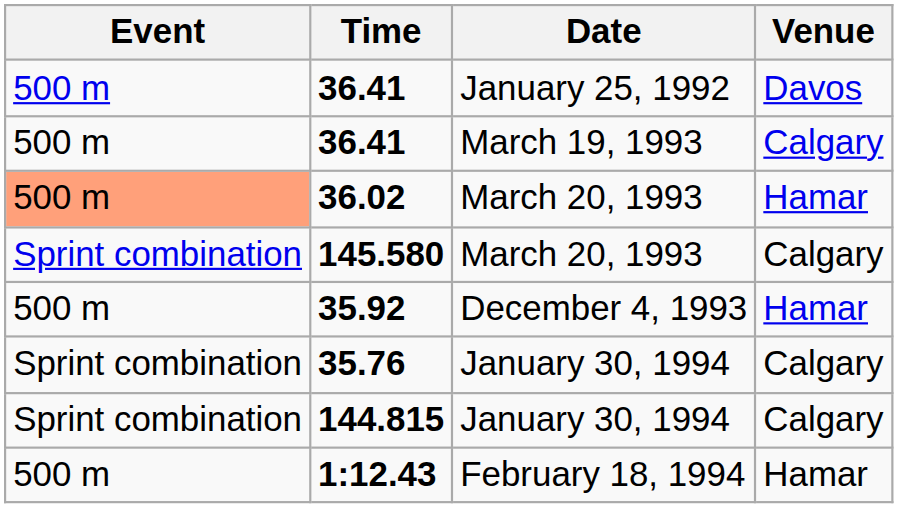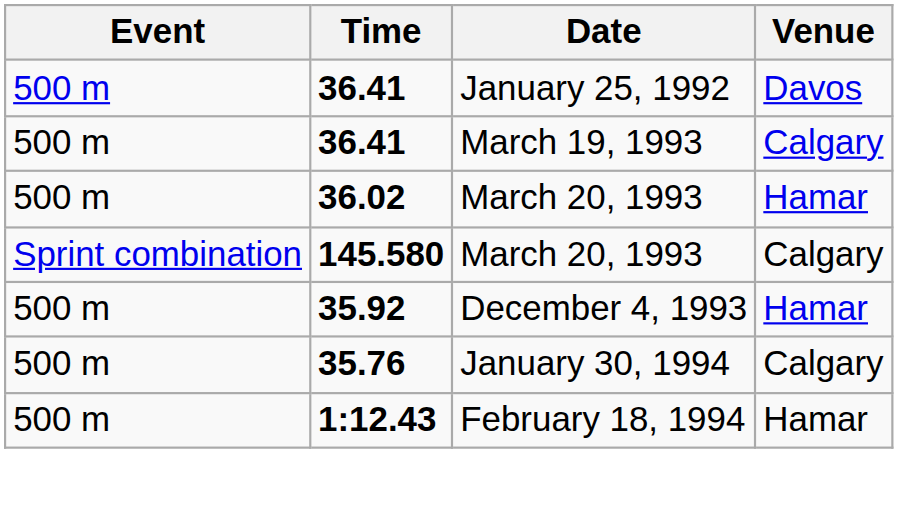(62, 198) lightsalmon background -> (62, 198) no background
(158, 364) Sprint combination -> (62, 364) 500 m
- row: (381, 419)
